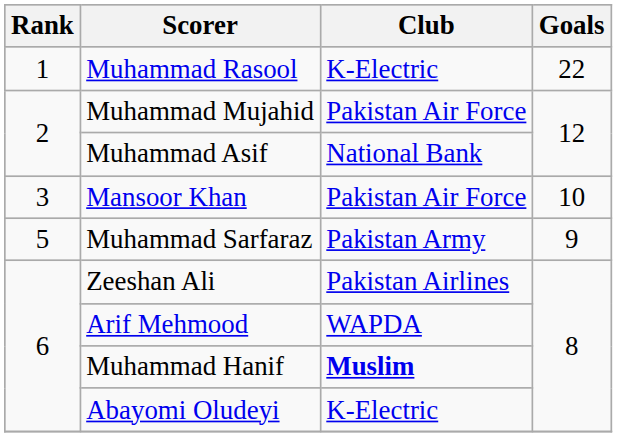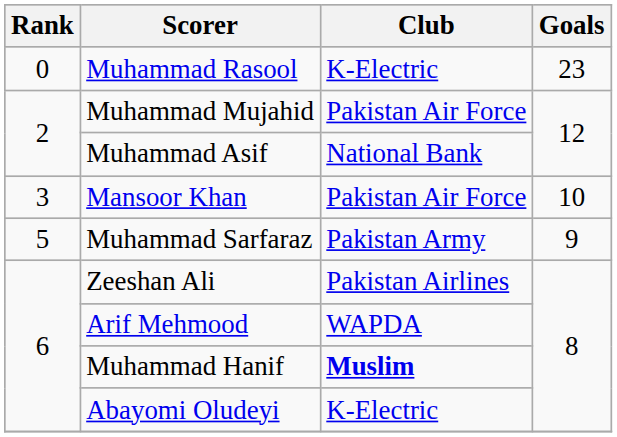(42, 68) 1 -> (42, 68) 0
(572, 68) 22 -> (572, 68) 23
